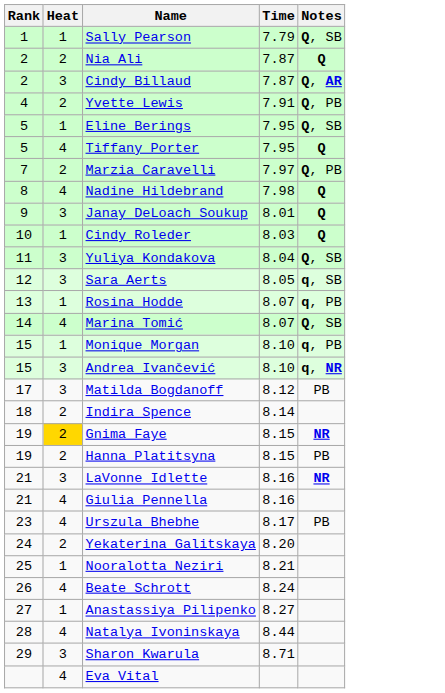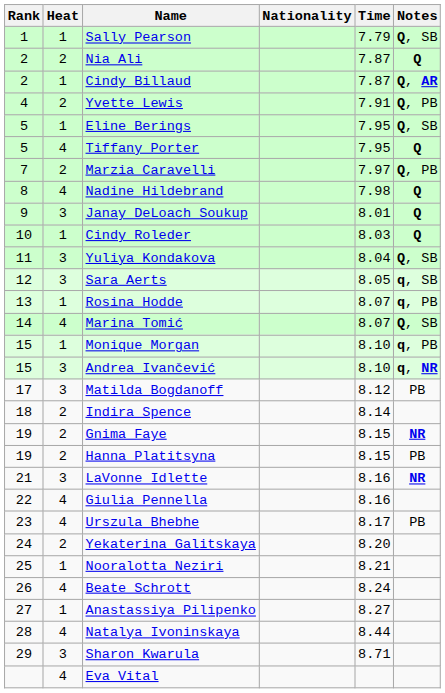+ column: (307, 16)
(63, 82) 3 -> (63, 82) 1
(63, 434) gold background -> (63, 434) no background
(24, 500) 21 -> (24, 500) 22
